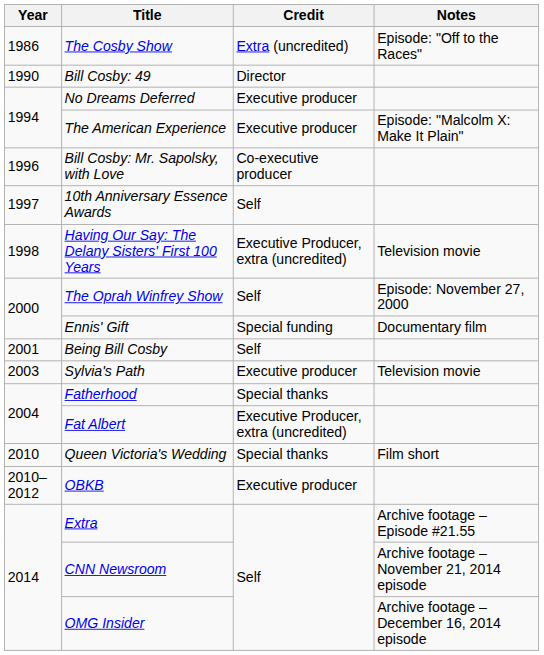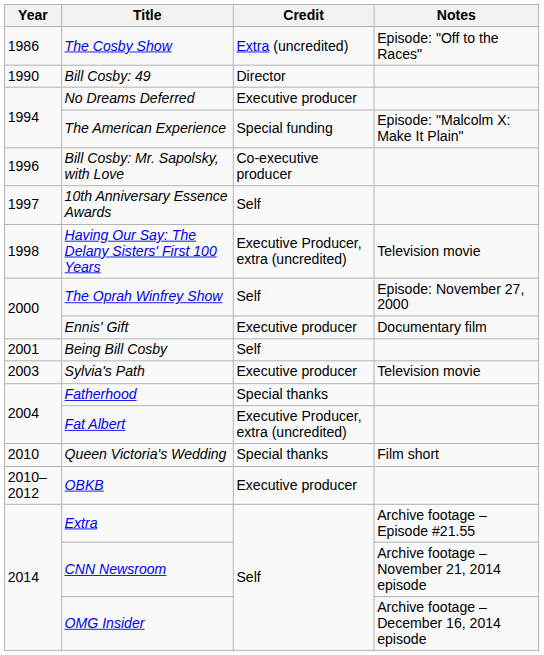(297, 128) Executive producer -> (285, 128) Special funding
(285, 327) Special funding -> (297, 327) Executive producer
